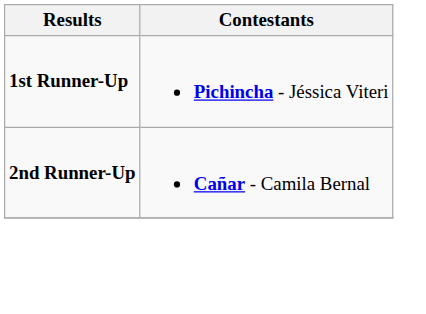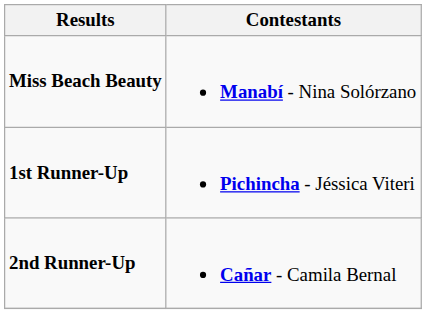+ row: (85, 81)
